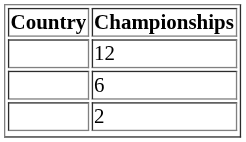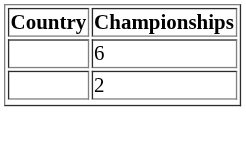- row: (105, 53)
